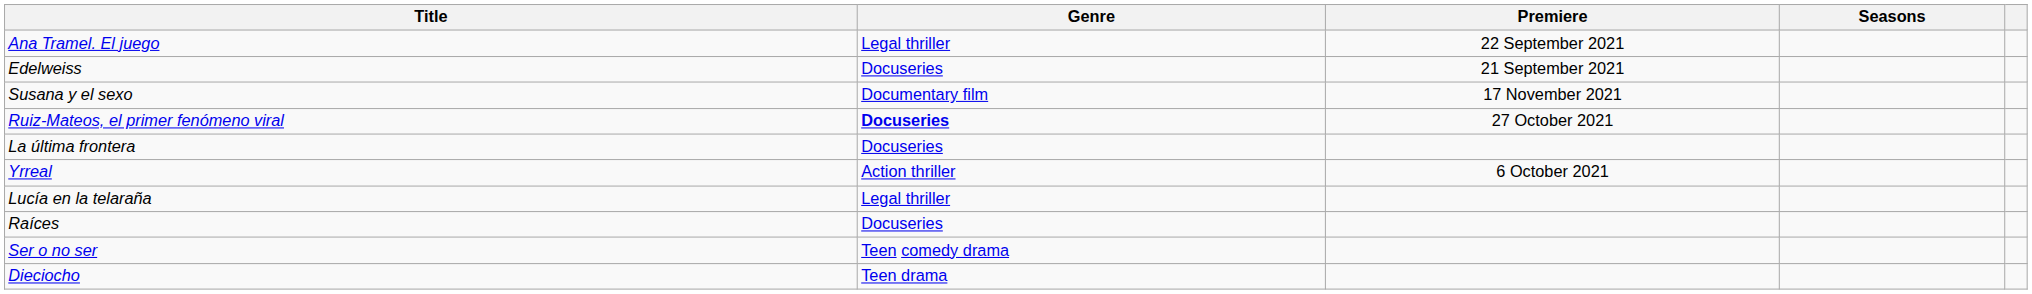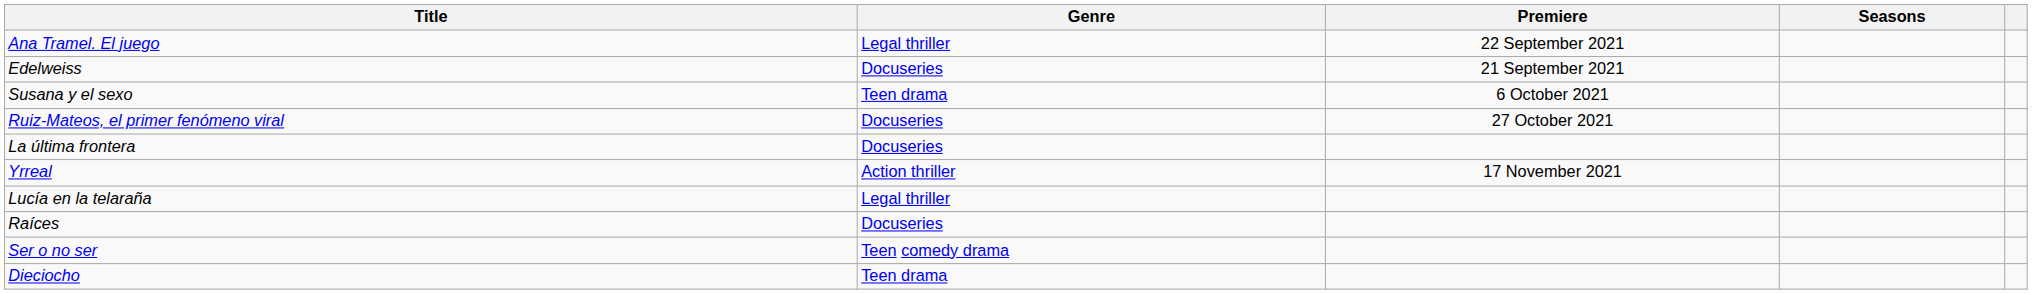(925, 95) Documentary film -> (904, 95) Teen drama
(1553, 95) 17 November 2021 -> (1553, 95) 6 October 2021
(905, 120) bold -> (902, 120) normal
(1553, 172) 6 October 2021 -> (1553, 172) 17 November 2021
